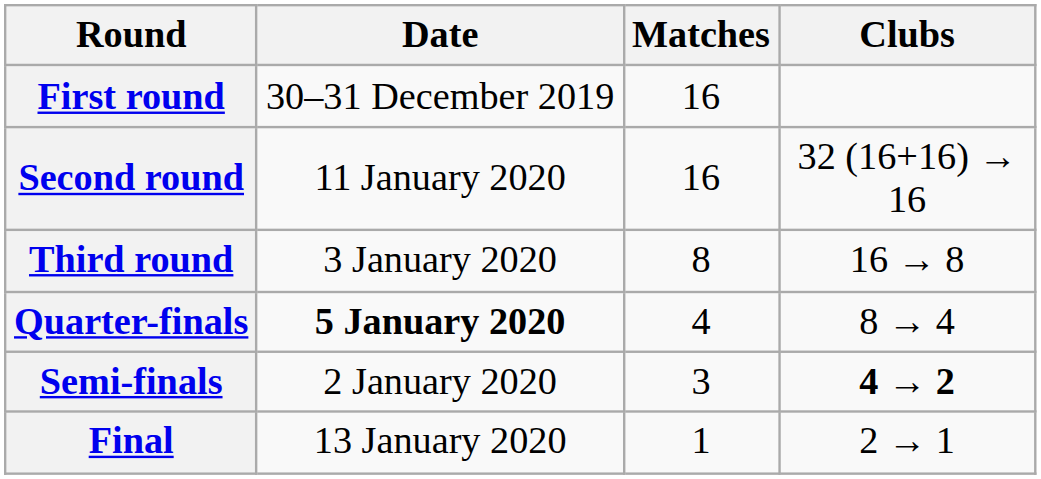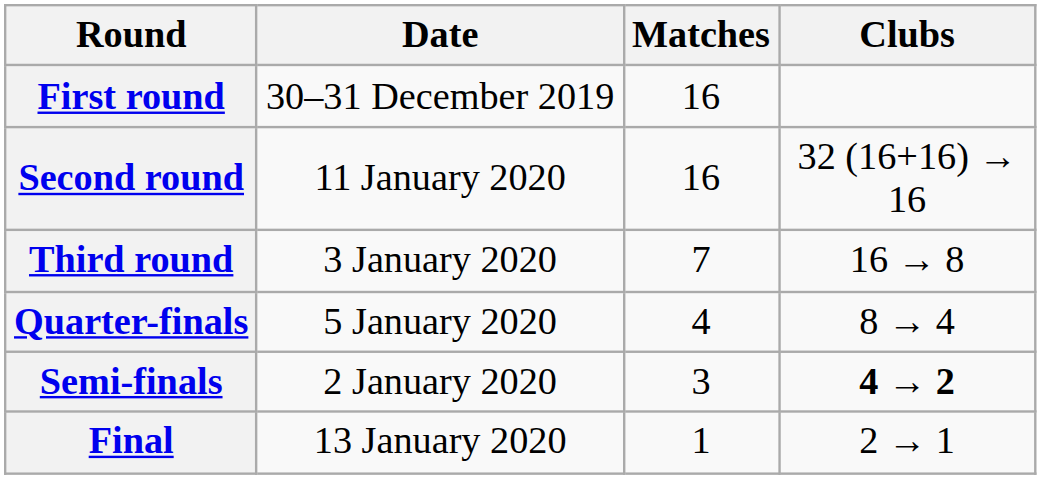(701, 259) 8 -> (701, 259) 7
(440, 320) bold -> (440, 320) normal
